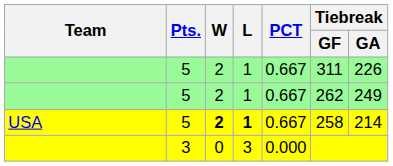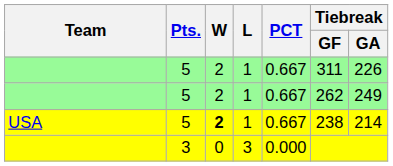(247, 122) bold -> (247, 122) normal
(330, 122) 258 -> (330, 122) 238
